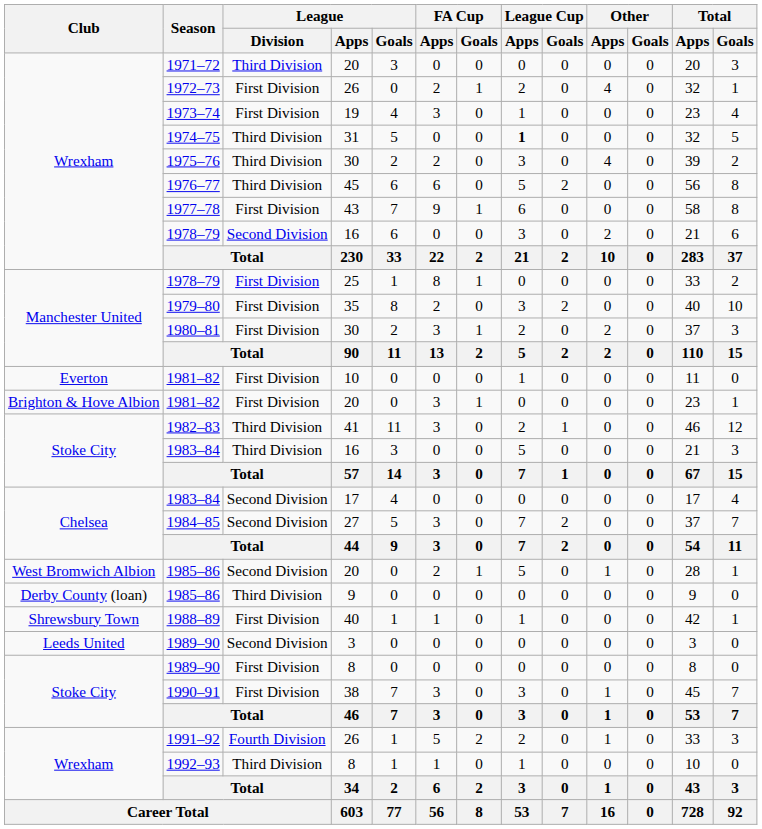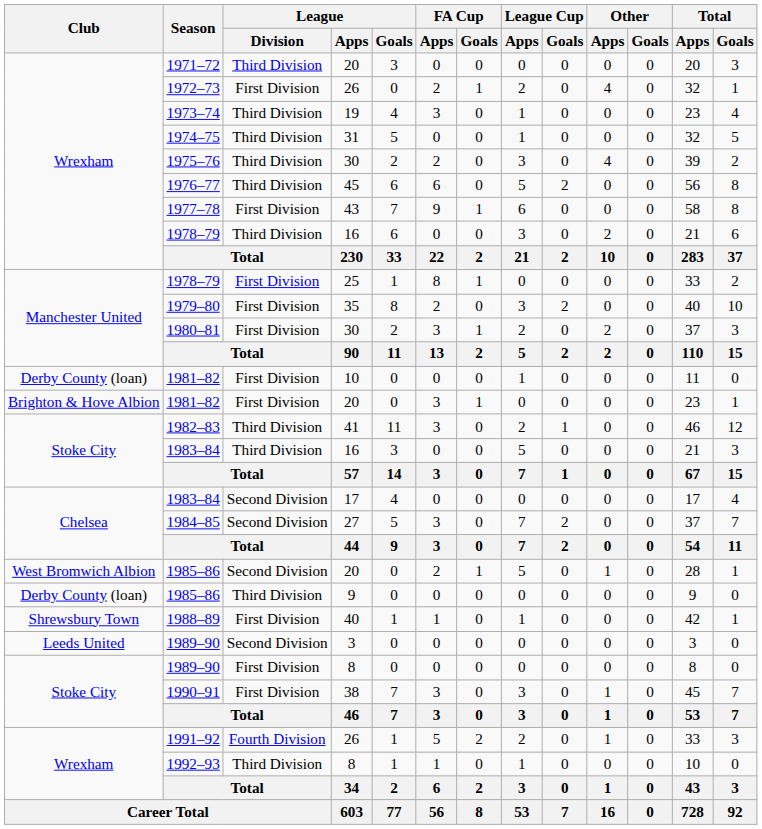(277, 112) First Division -> (277, 112) Third Division
(522, 137) bold -> (522, 137) normal
(277, 233) Second Division -> (277, 233) Third Division
(84, 378) Everton -> (84, 378) Derby County (loan)
